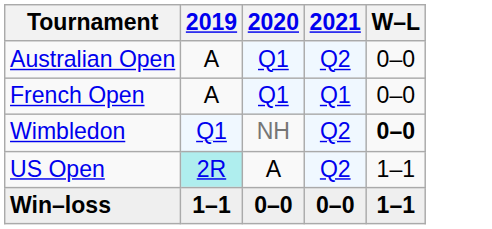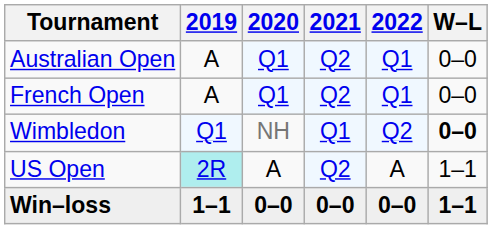+ column: (397, 22)
(335, 95) Q1 -> (335, 95) Q2
(335, 132) Q2 -> (335, 132) Q1
